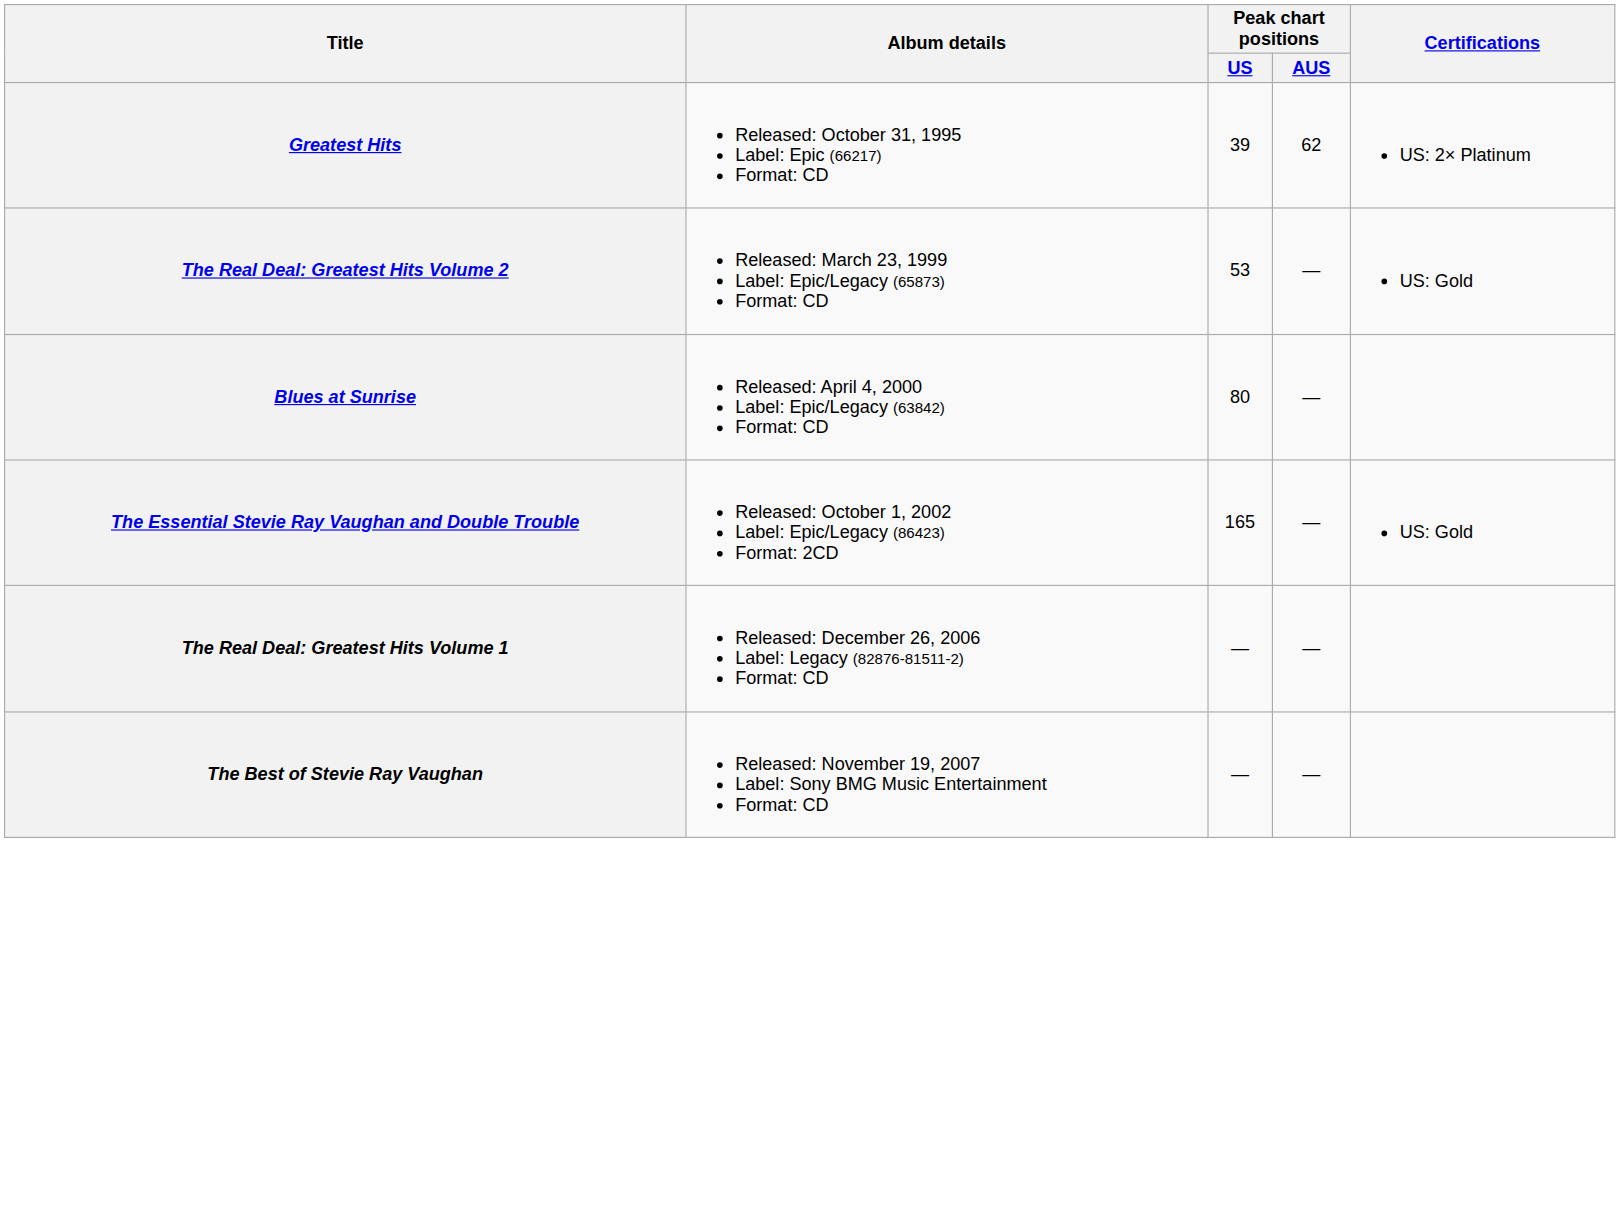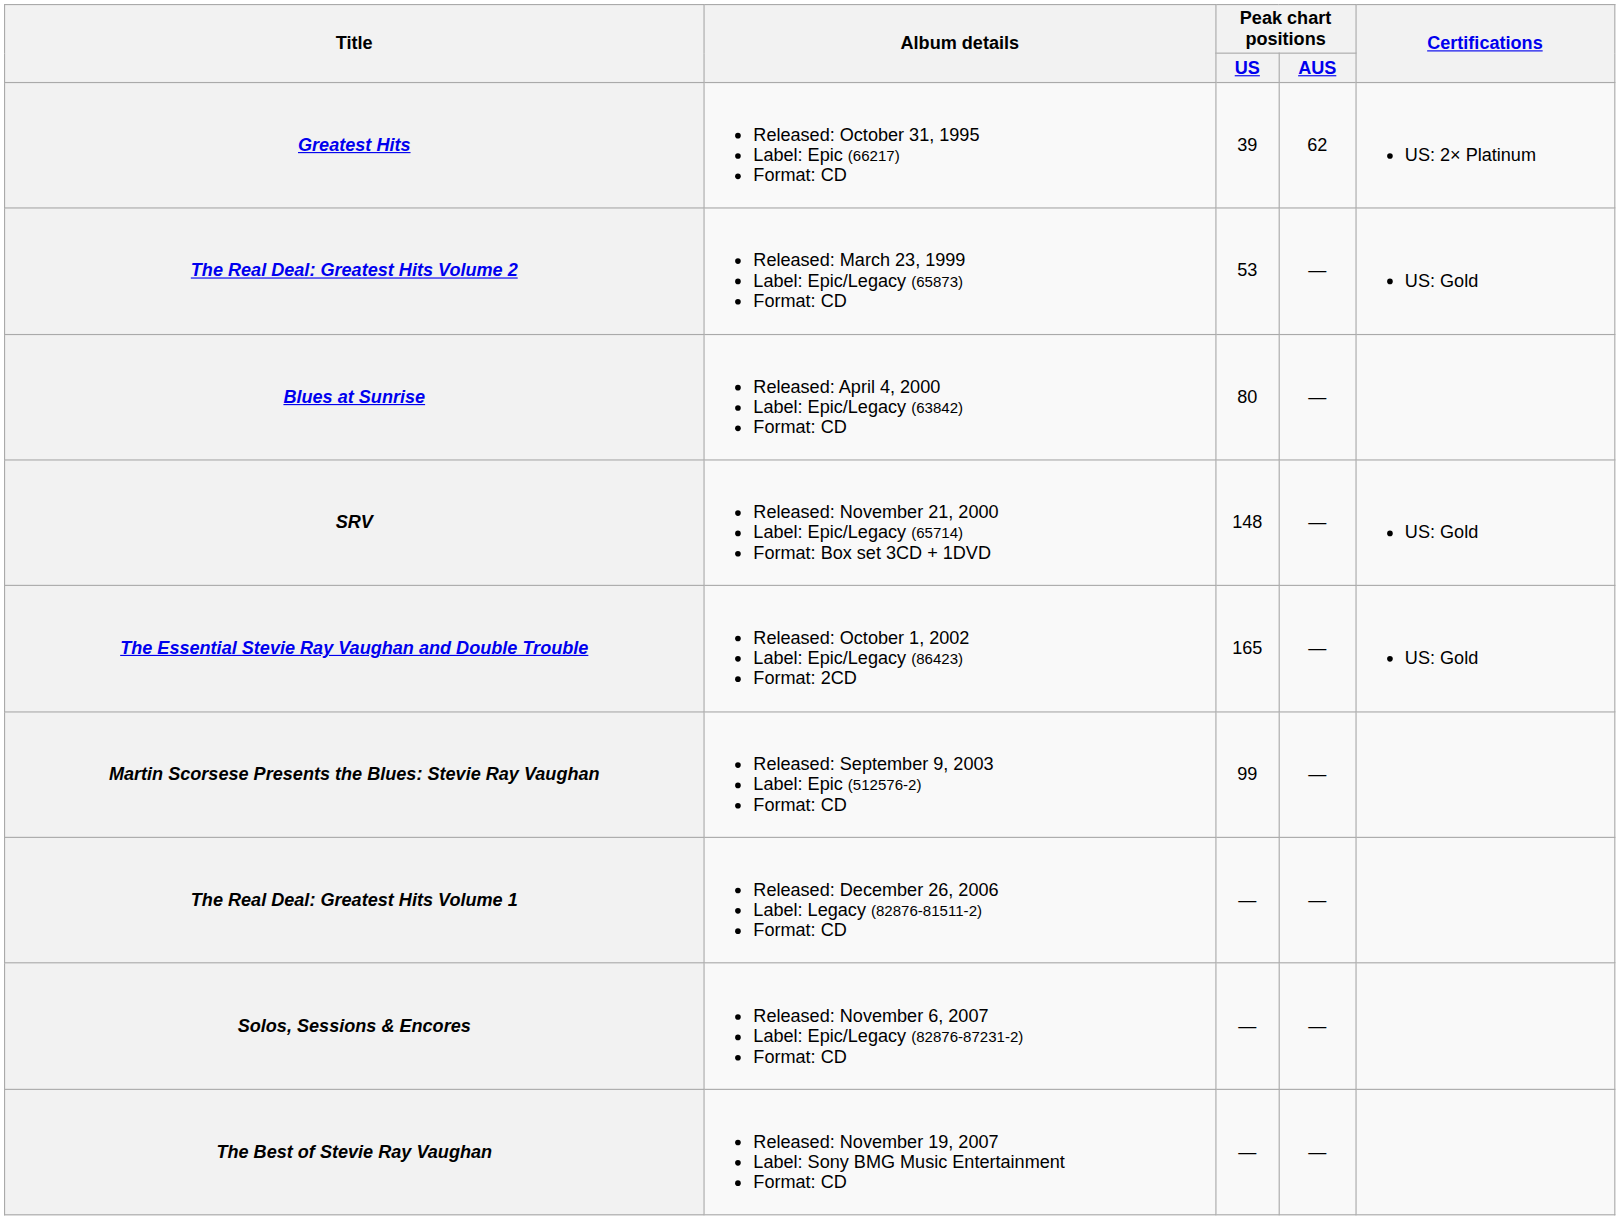+ row: (354, 522)
+ row: (354, 774)
+ row: (354, 1026)
